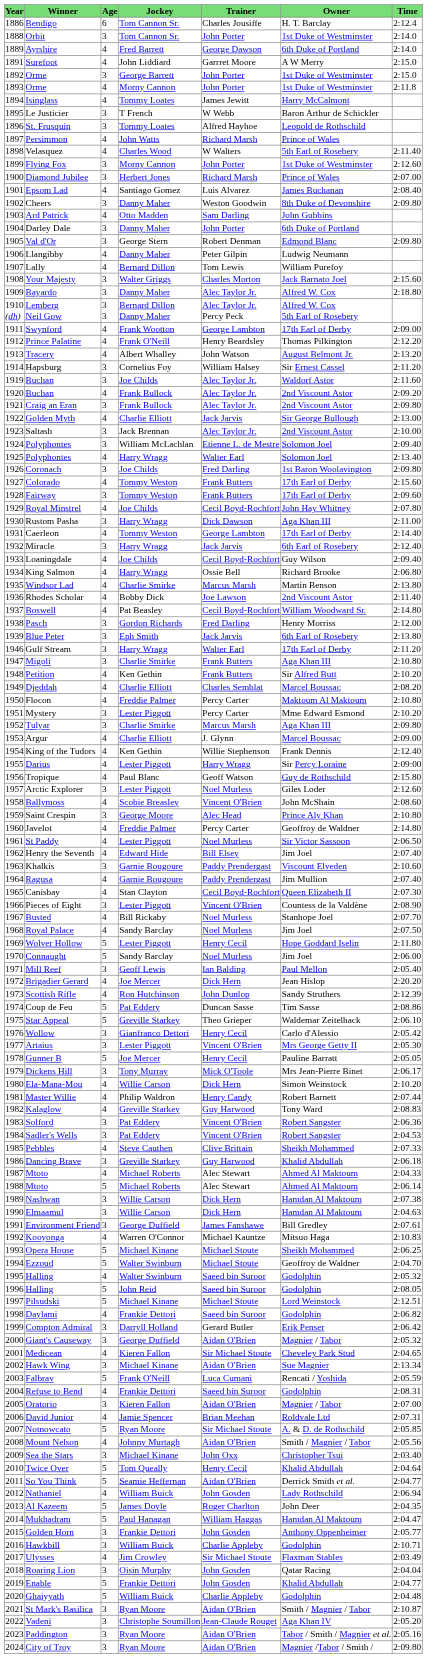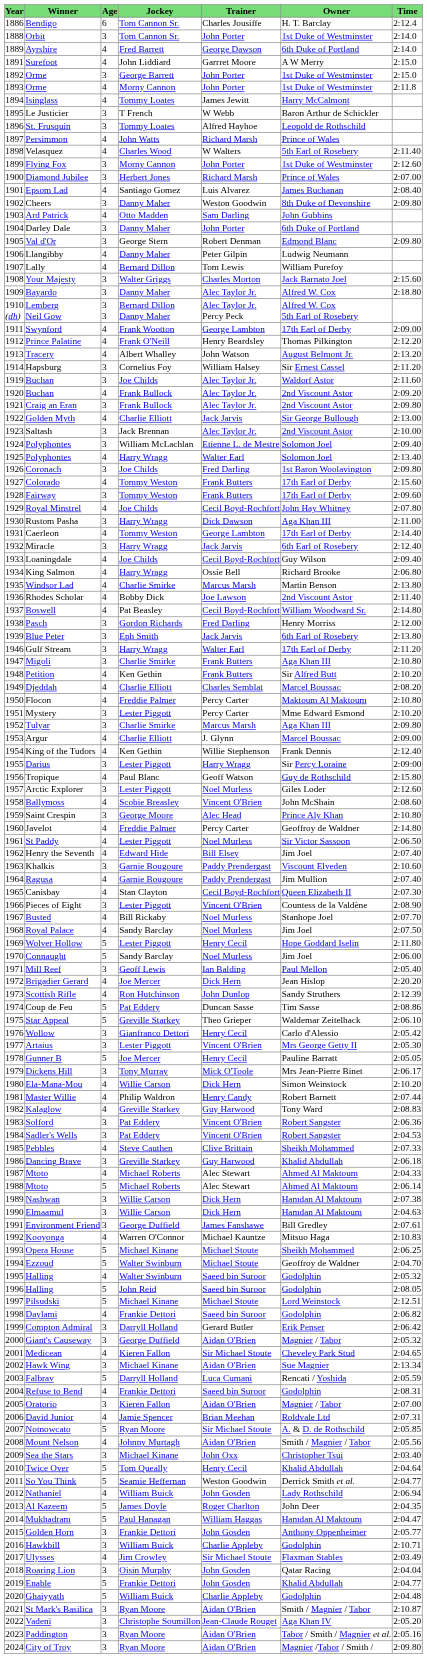(104, 764) 4 -> (104, 764) 3
(145, 1378) Frank O'Neill -> (149, 1378) Darryll Holland
(229, 1480) Aidan O'Brien -> (234, 1480) Weston Goodwin
